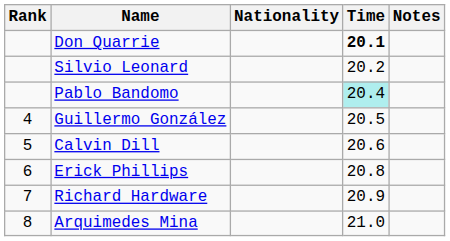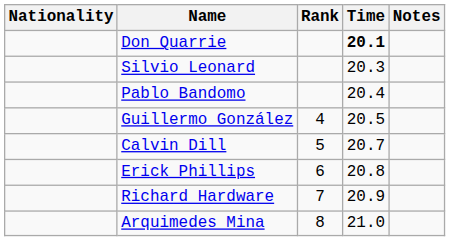columns swapped: (28, 18) <-> (287, 18)
(366, 69) 20.2 -> (366, 69) 20.3
(366, 95) paleturquoise background -> (366, 95) no background
(366, 146) 20.6 -> (366, 146) 20.7
